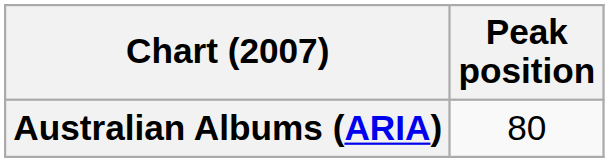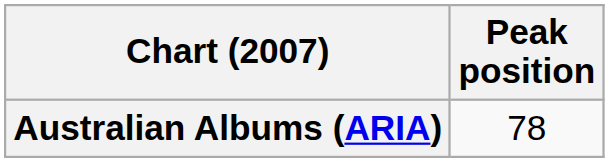(527, 127) 80 -> (527, 127) 78
